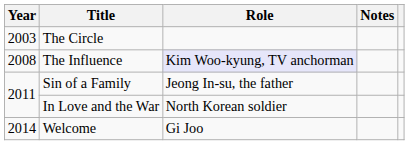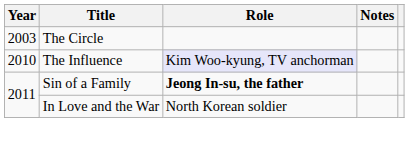(22, 60) 2008 -> (22, 60) 2010
(229, 83) normal -> (235, 83) bold
- row: (69, 128)
